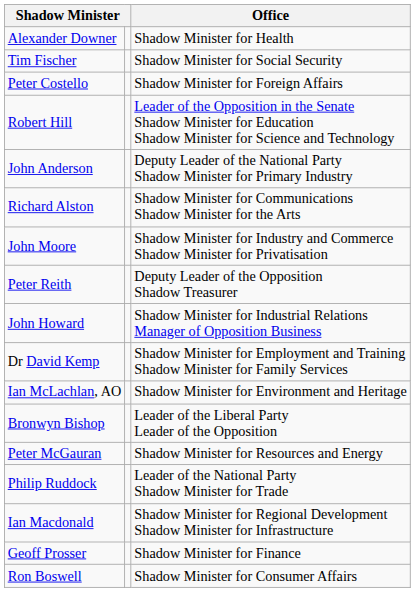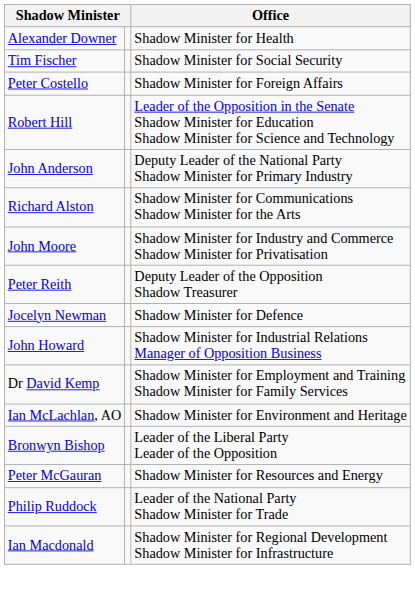+ row: (57, 315)
- row: (47, 553)
- row: (45, 575)
